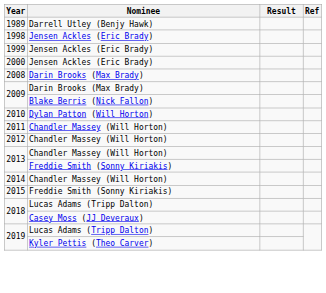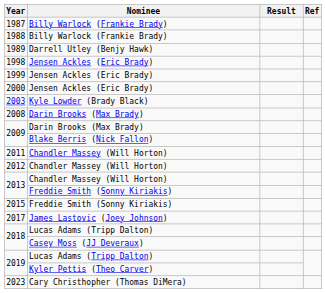+ row: (16, 24)
+ row: (16, 37)
+ row: (16, 101)
- row: (16, 114)
- row: (16, 179)
+ row: (16, 218)
+ row: (16, 282)
